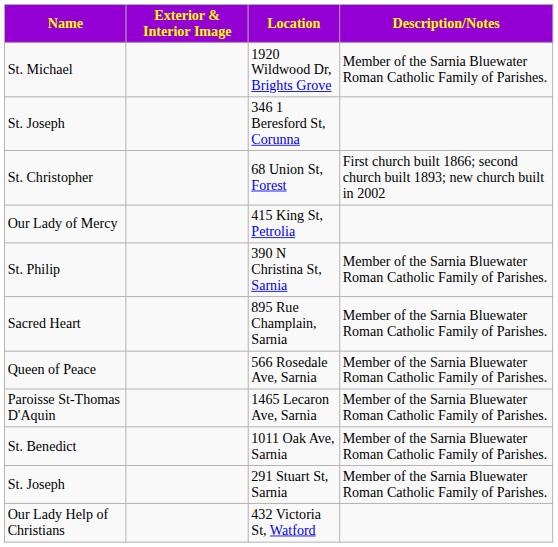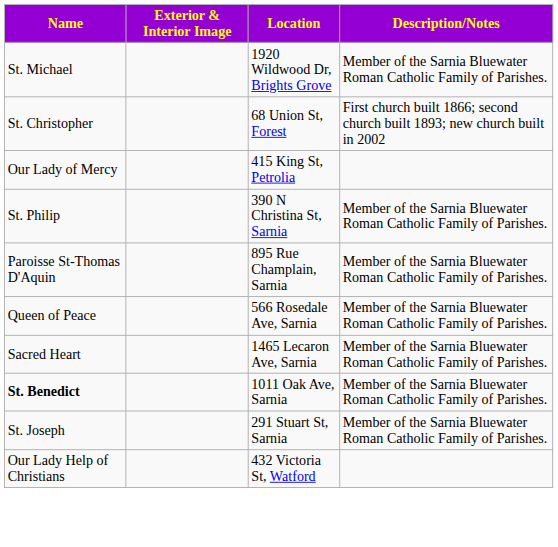- row: (288, 123)
(44, 323) Sacred Heart -> (64, 269) Paroisse St-Thomas D'Aquin
(64, 408) Paroisse St-Thomas D'Aquin -> (44, 354) Sacred Heart
(42, 446) normal -> (44, 392) bold
